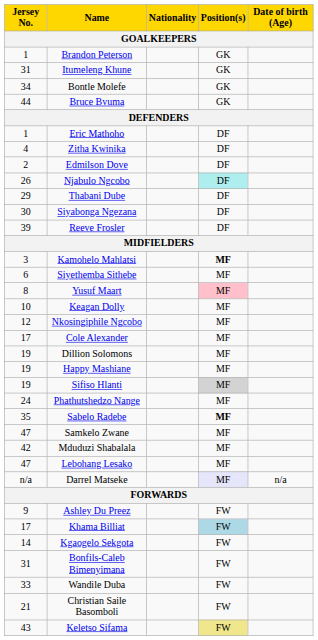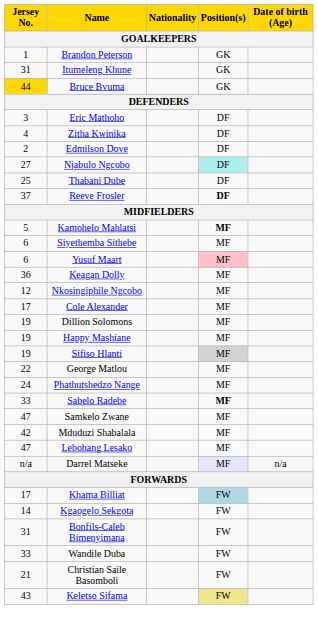- row: (97, 86)
(26, 102) no background -> (26, 86) gold background
(26, 133) 1 -> (26, 117) 3
(26, 180) 26 -> (26, 165) 27
(26, 196) 29 -> (26, 180) 25
- row: (97, 212)
(26, 228) 39 -> (26, 196) 37
(223, 228) normal -> (223, 196) bold
(26, 259) 3 -> (26, 228) 5
(26, 290) 8 -> (26, 259) 6
(26, 306) 10 -> (26, 275) 36
+ row: (97, 369)
(26, 416) 35 -> (26, 401) 33
- row: (97, 511)
